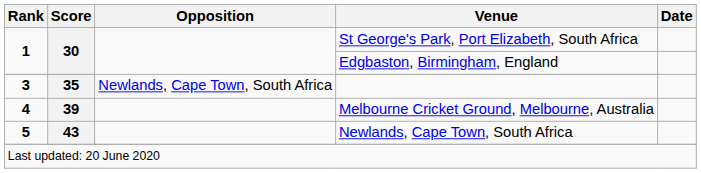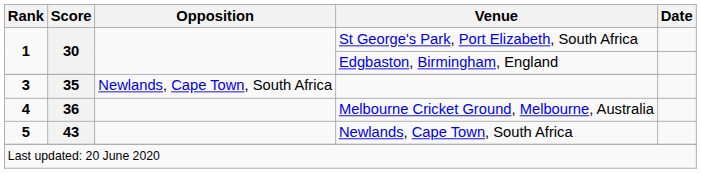(71, 109) 39 -> (71, 109) 36
